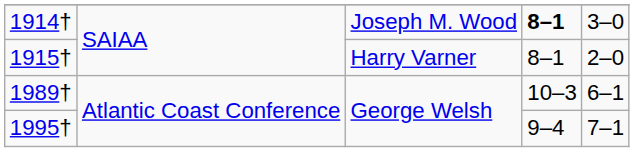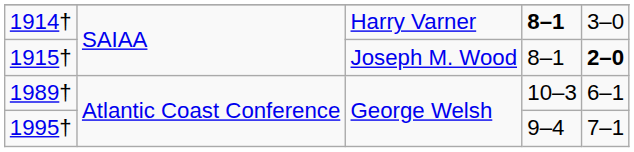(434, 22) Joseph M. Wood -> (413, 22) Harry Varner
(413, 57) Harry Varner -> (434, 57) Joseph M. Wood
(606, 57) normal -> (606, 57) bold
